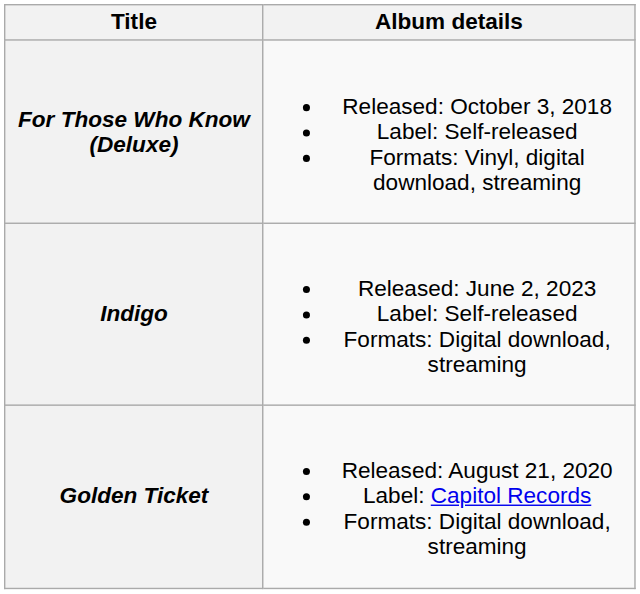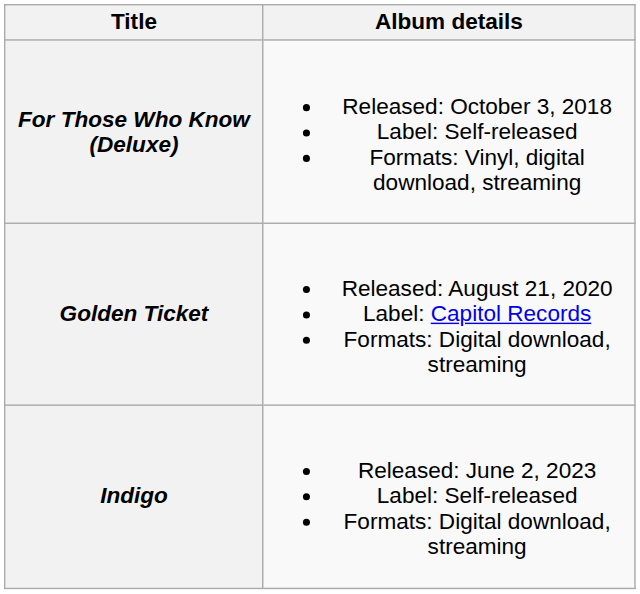rows swapped: (134, 496) <-> (134, 313)
